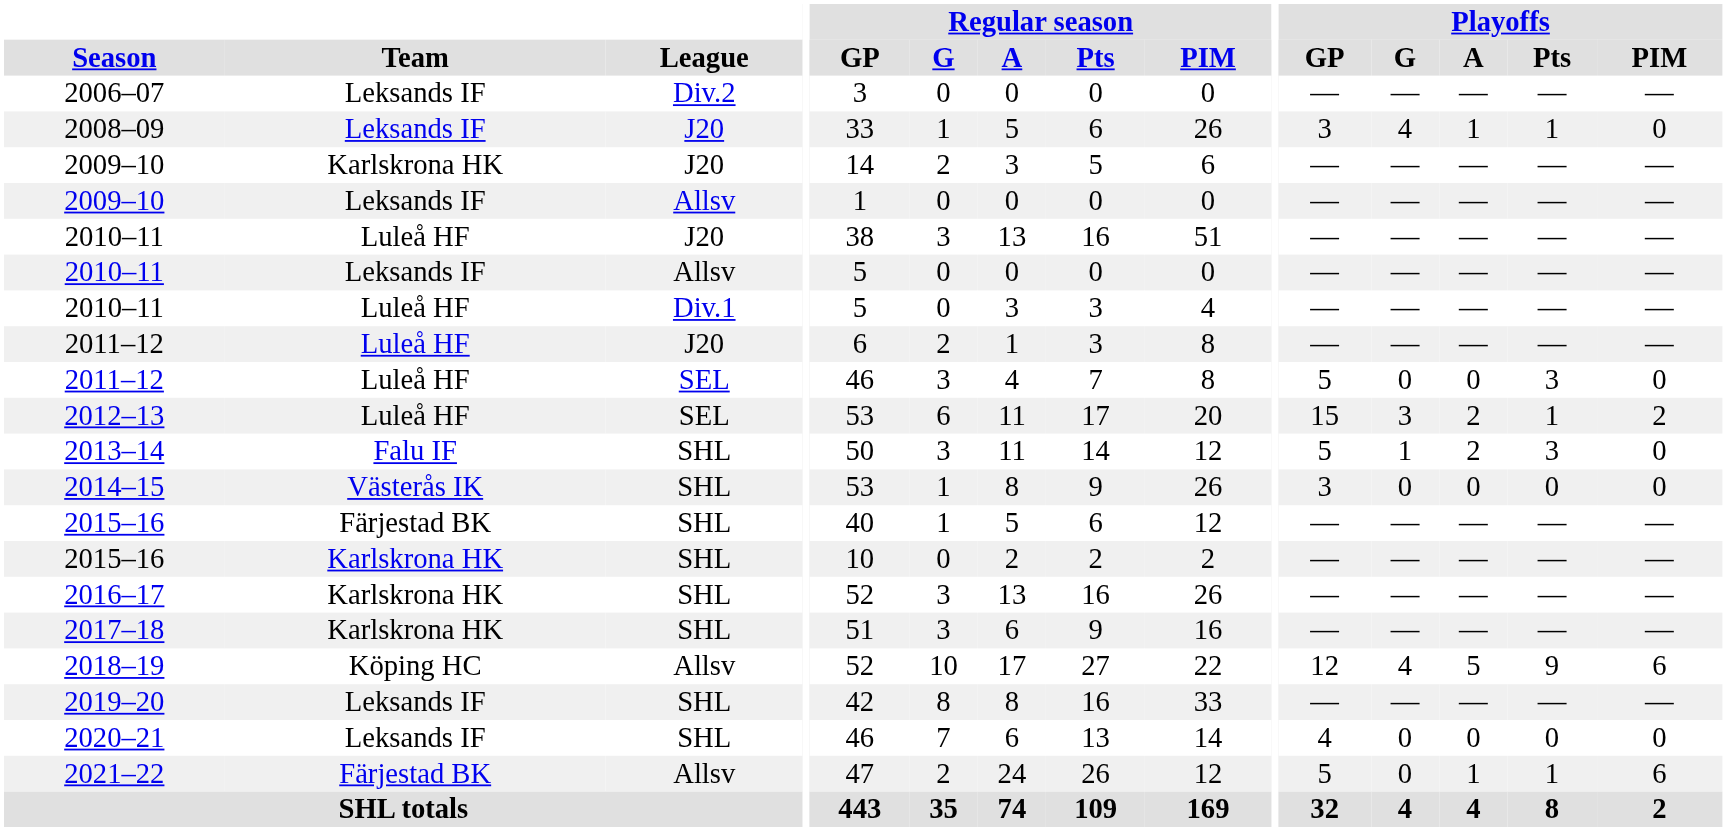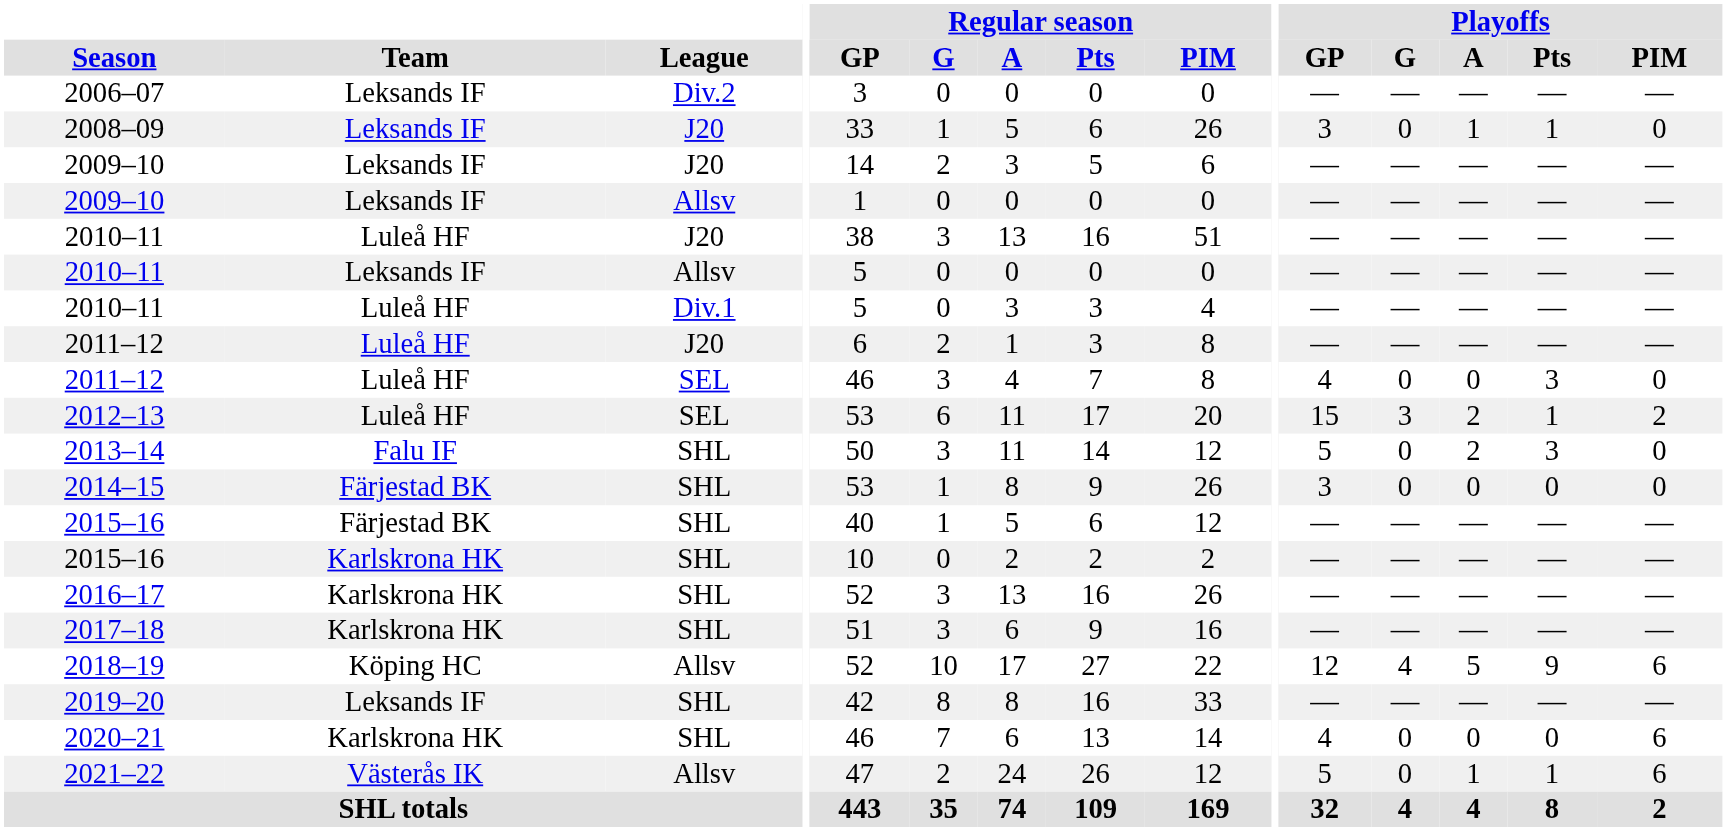(1405, 128) 4 -> (1405, 128) 0
(415, 164) Karlskrona HK -> (415, 164) Leksands IF
(1325, 379) 5 -> (1325, 379) 4
(1405, 451) 1 -> (1405, 451) 0
(415, 486) Västerås IK -> (415, 486) Färjestad BK
(415, 737) Leksands IF -> (415, 737) Karlskrona HK
(1659, 737) 0 -> (1659, 737) 6
(415, 773) Färjestad BK -> (415, 773) Västerås IK
